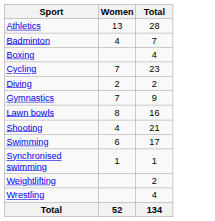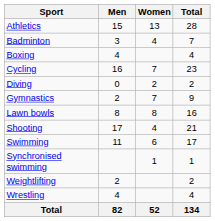+ column: (117, 12)
